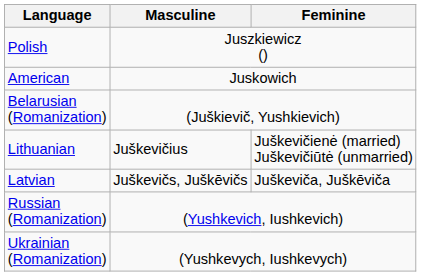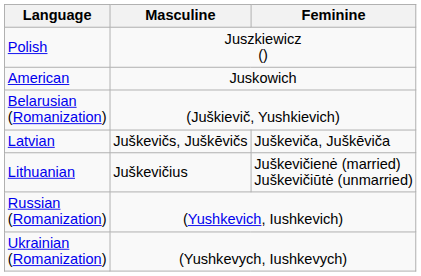rows swapped: (31, 180) <-> (41, 149)
